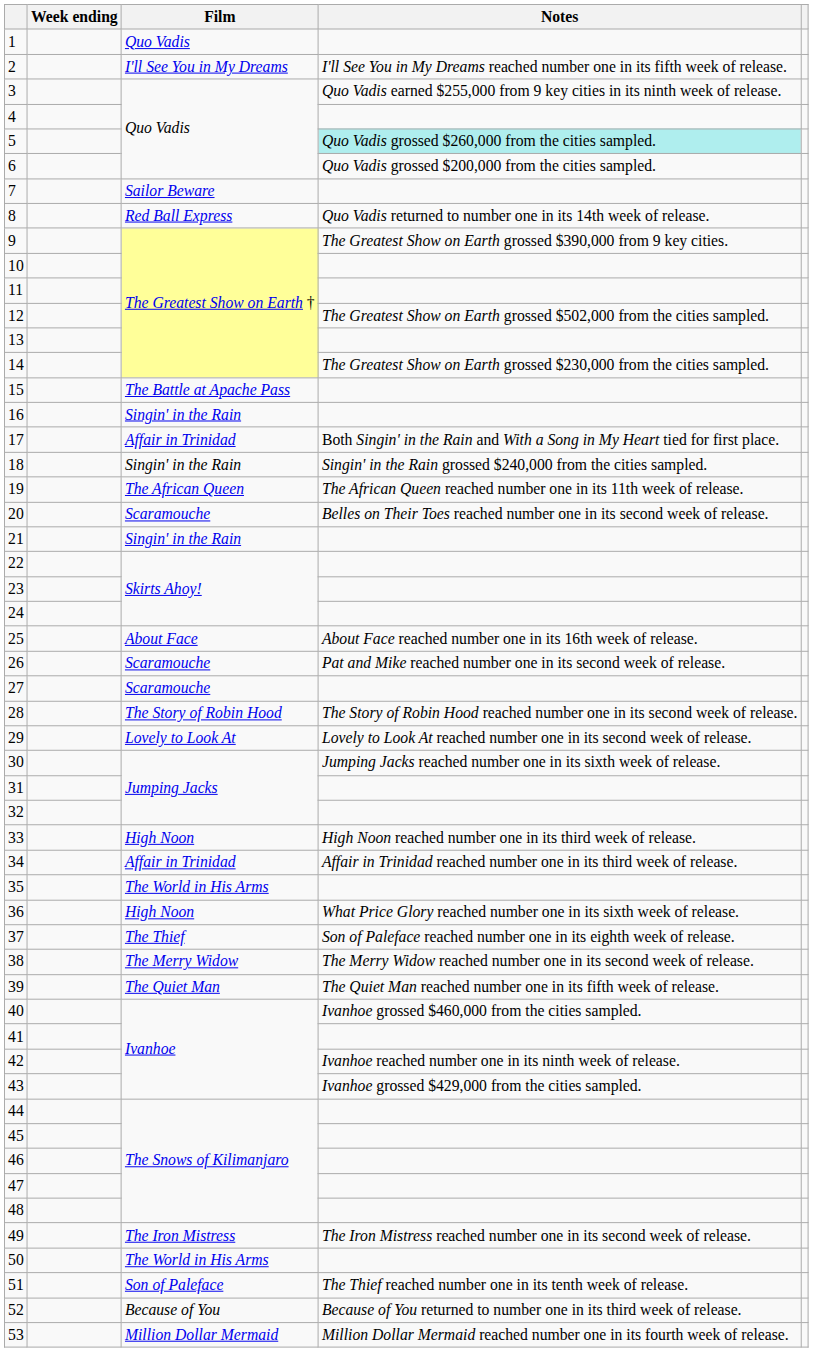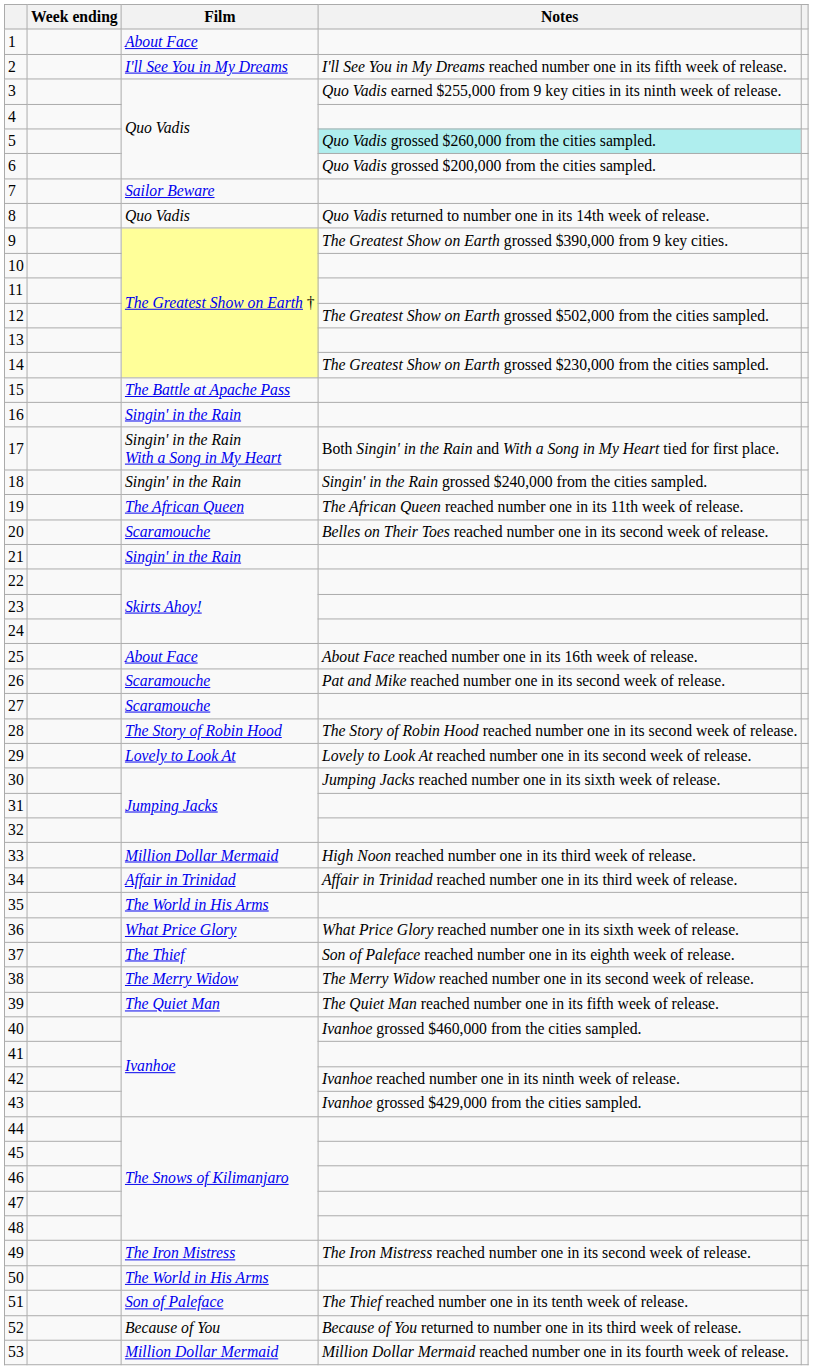(157, 41) Quo Vadis -> (161, 41) About Face
(179, 215) Red Ball Express -> (157, 215) Quo Vadis
(180, 439) Affair in Trinidad -> (203, 448) Singin' in the Rain With a Song in My Heart
(160, 837) High Noon -> (202, 855) Million Dollar Mermaid
(160, 912) High Noon -> (181, 929) What Price Glory
